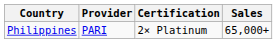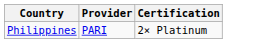- column: (247, 13)
